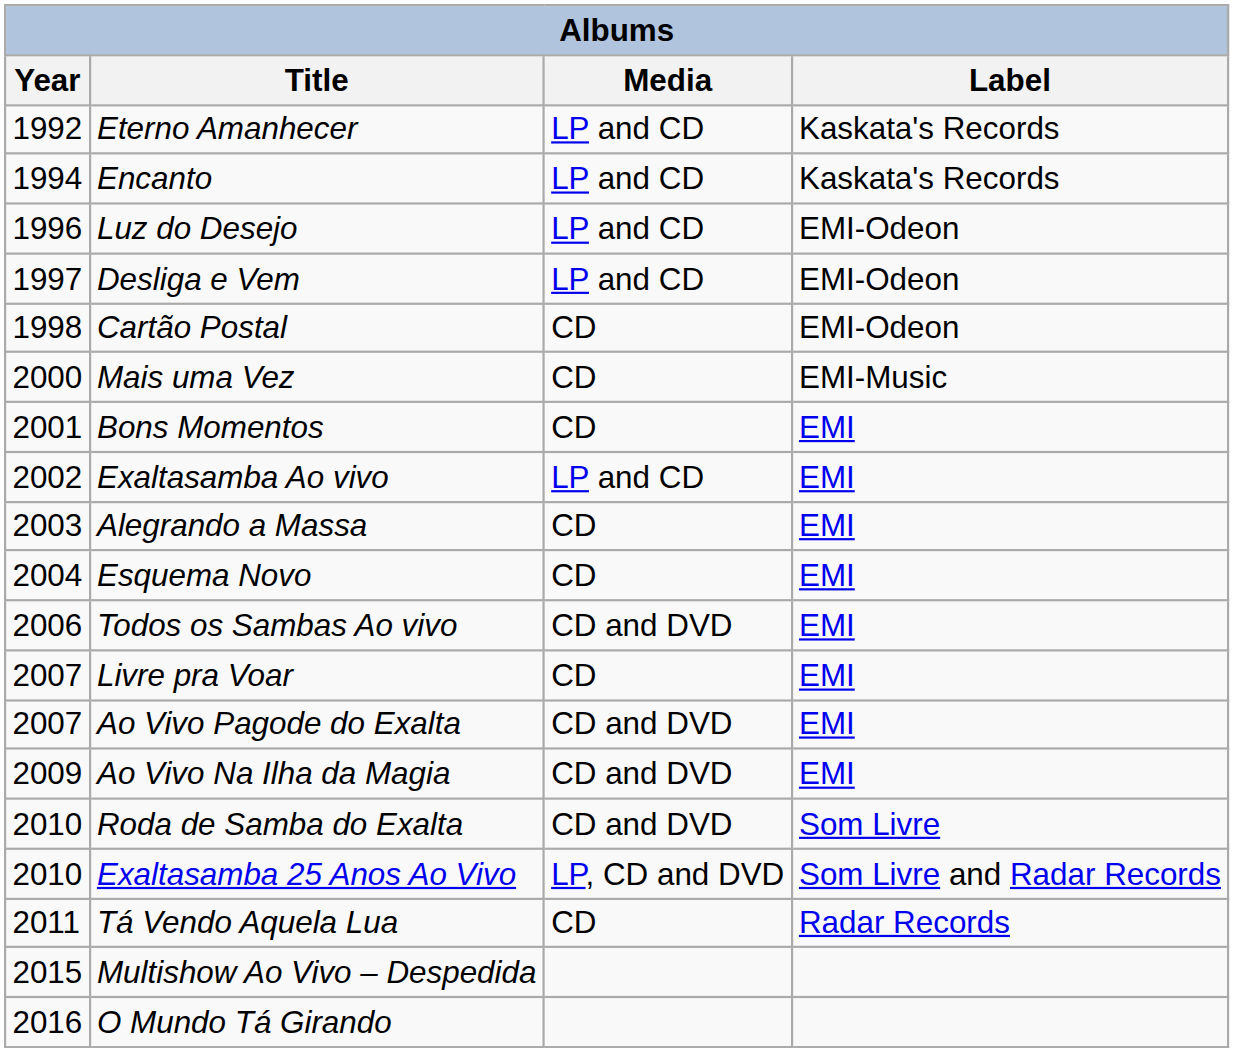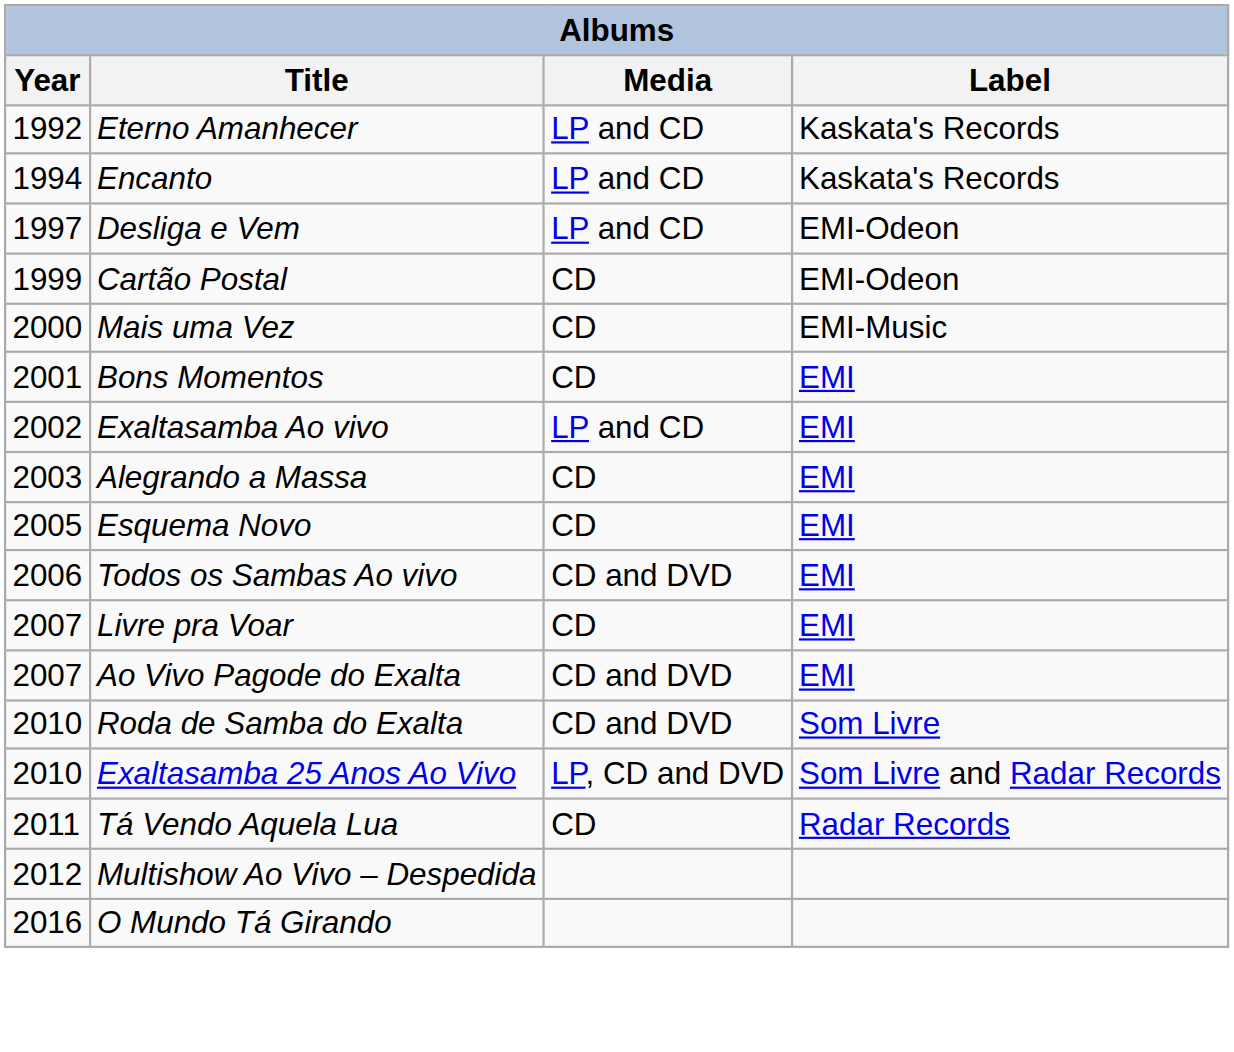- row: (197, 229)
(47, 328) 1998 -> (47, 278) 1999
(47, 576) 2004 -> (47, 526) 2005
- row: (274, 774)
(47, 973) 2015 -> (47, 873) 2012
